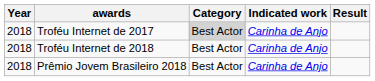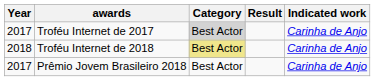columns swapped: (288, 13) <-> (350, 13)
(19, 31) 2018 -> (19, 31) 2017
(217, 48) no background -> (217, 48) khaki background
(19, 66) 2018 -> (19, 66) 2017
